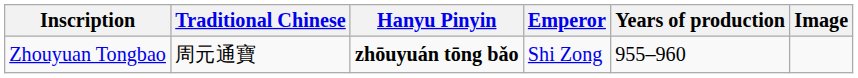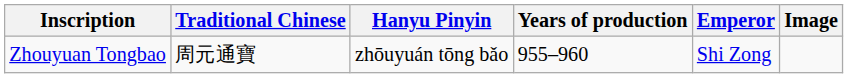columns swapped: (700, 20) <-> (567, 20)
(437, 54) bold -> (432, 54) normal
